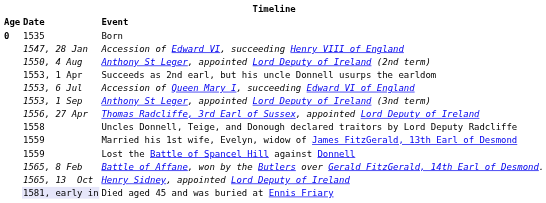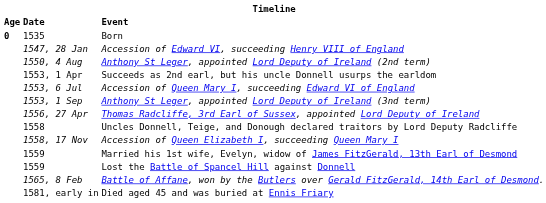+ row: (250, 140)
- row: (226, 180)
(61, 193) lavender background -> (61, 193) no background
